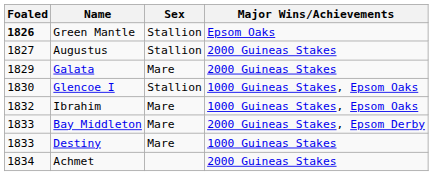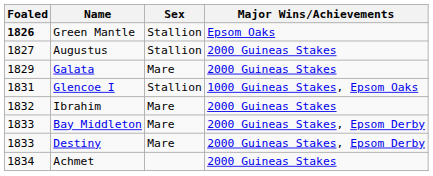(21, 87) 1830 -> (21, 87) 1831
(313, 106) 1000 Guineas Stakes, Epsom Oaks -> (272, 106) 2000 Guineas Stakes
(272, 143) 1000 Guineas Stakes -> (316, 143) 2000 Guineas Stakes, Epsom Derby
